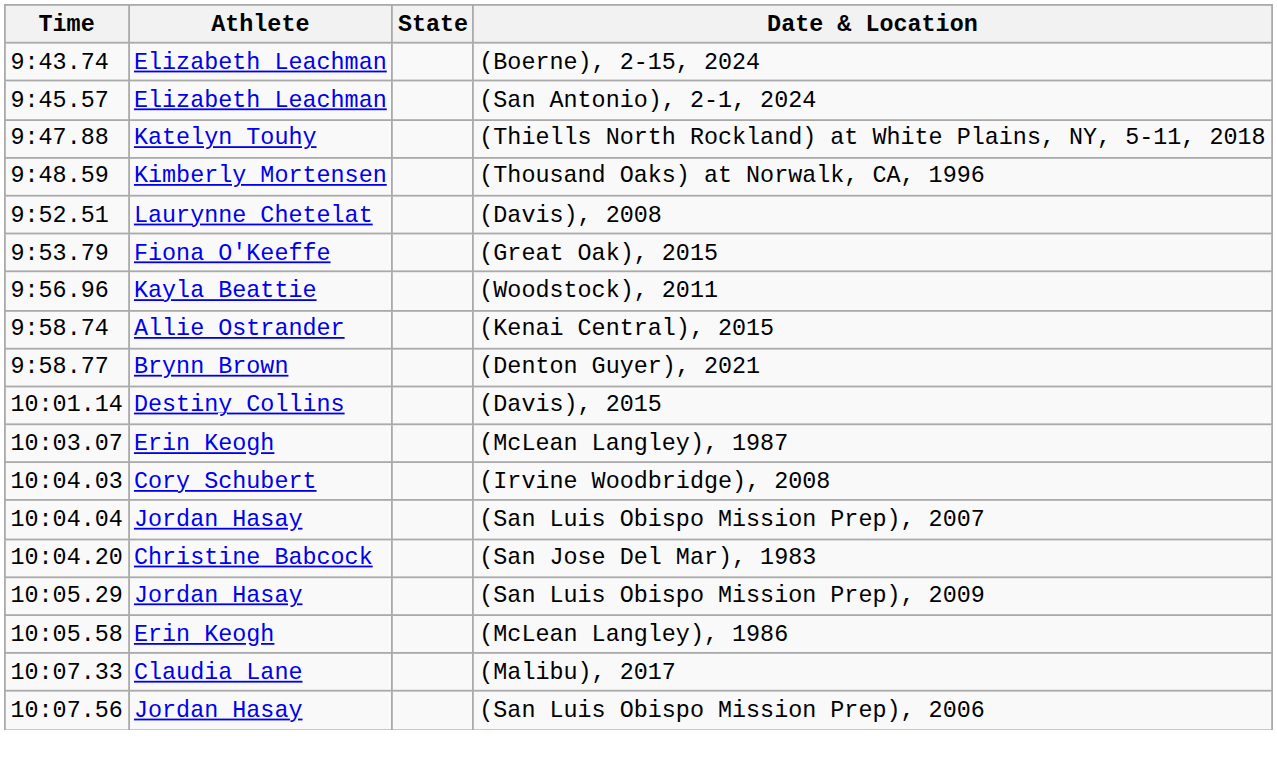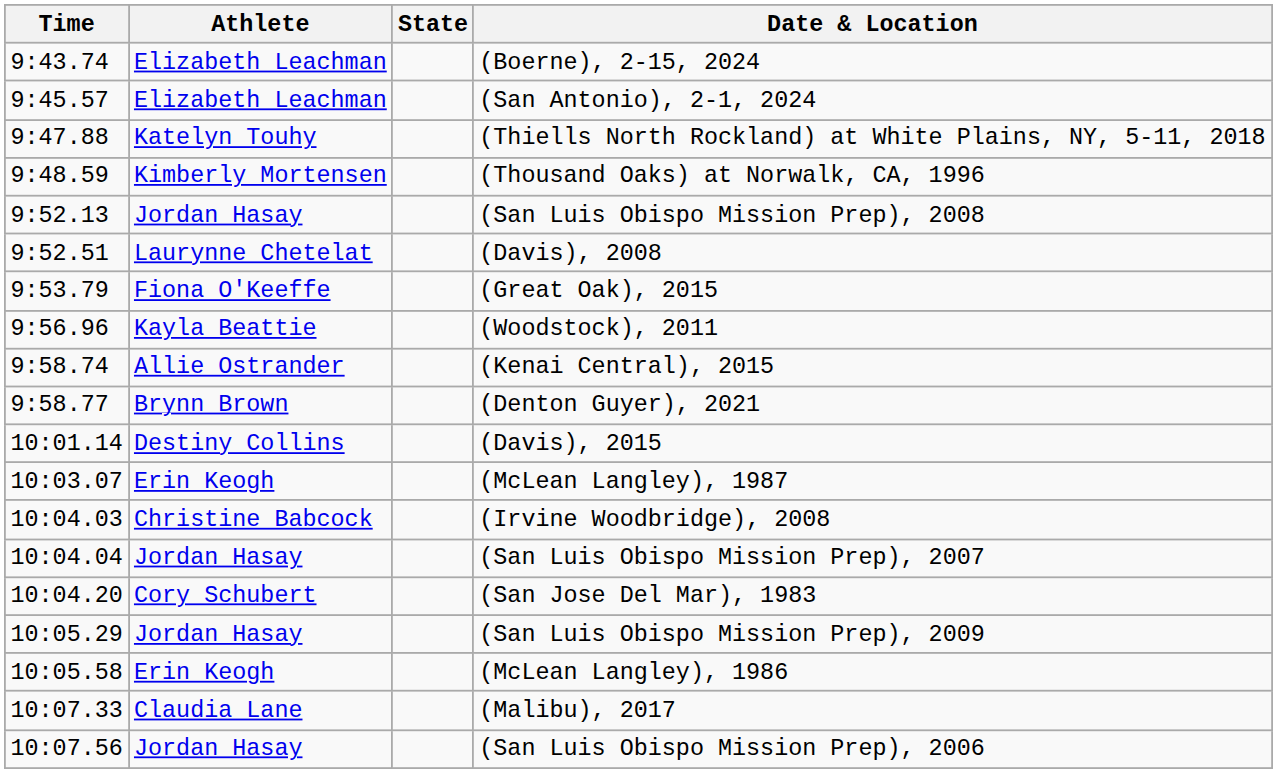+ row: (732, 215)
(225, 482) Cory Schubert -> (253, 520) Christine Babcock
(253, 558) Christine Babcock -> (225, 596) Cory Schubert
